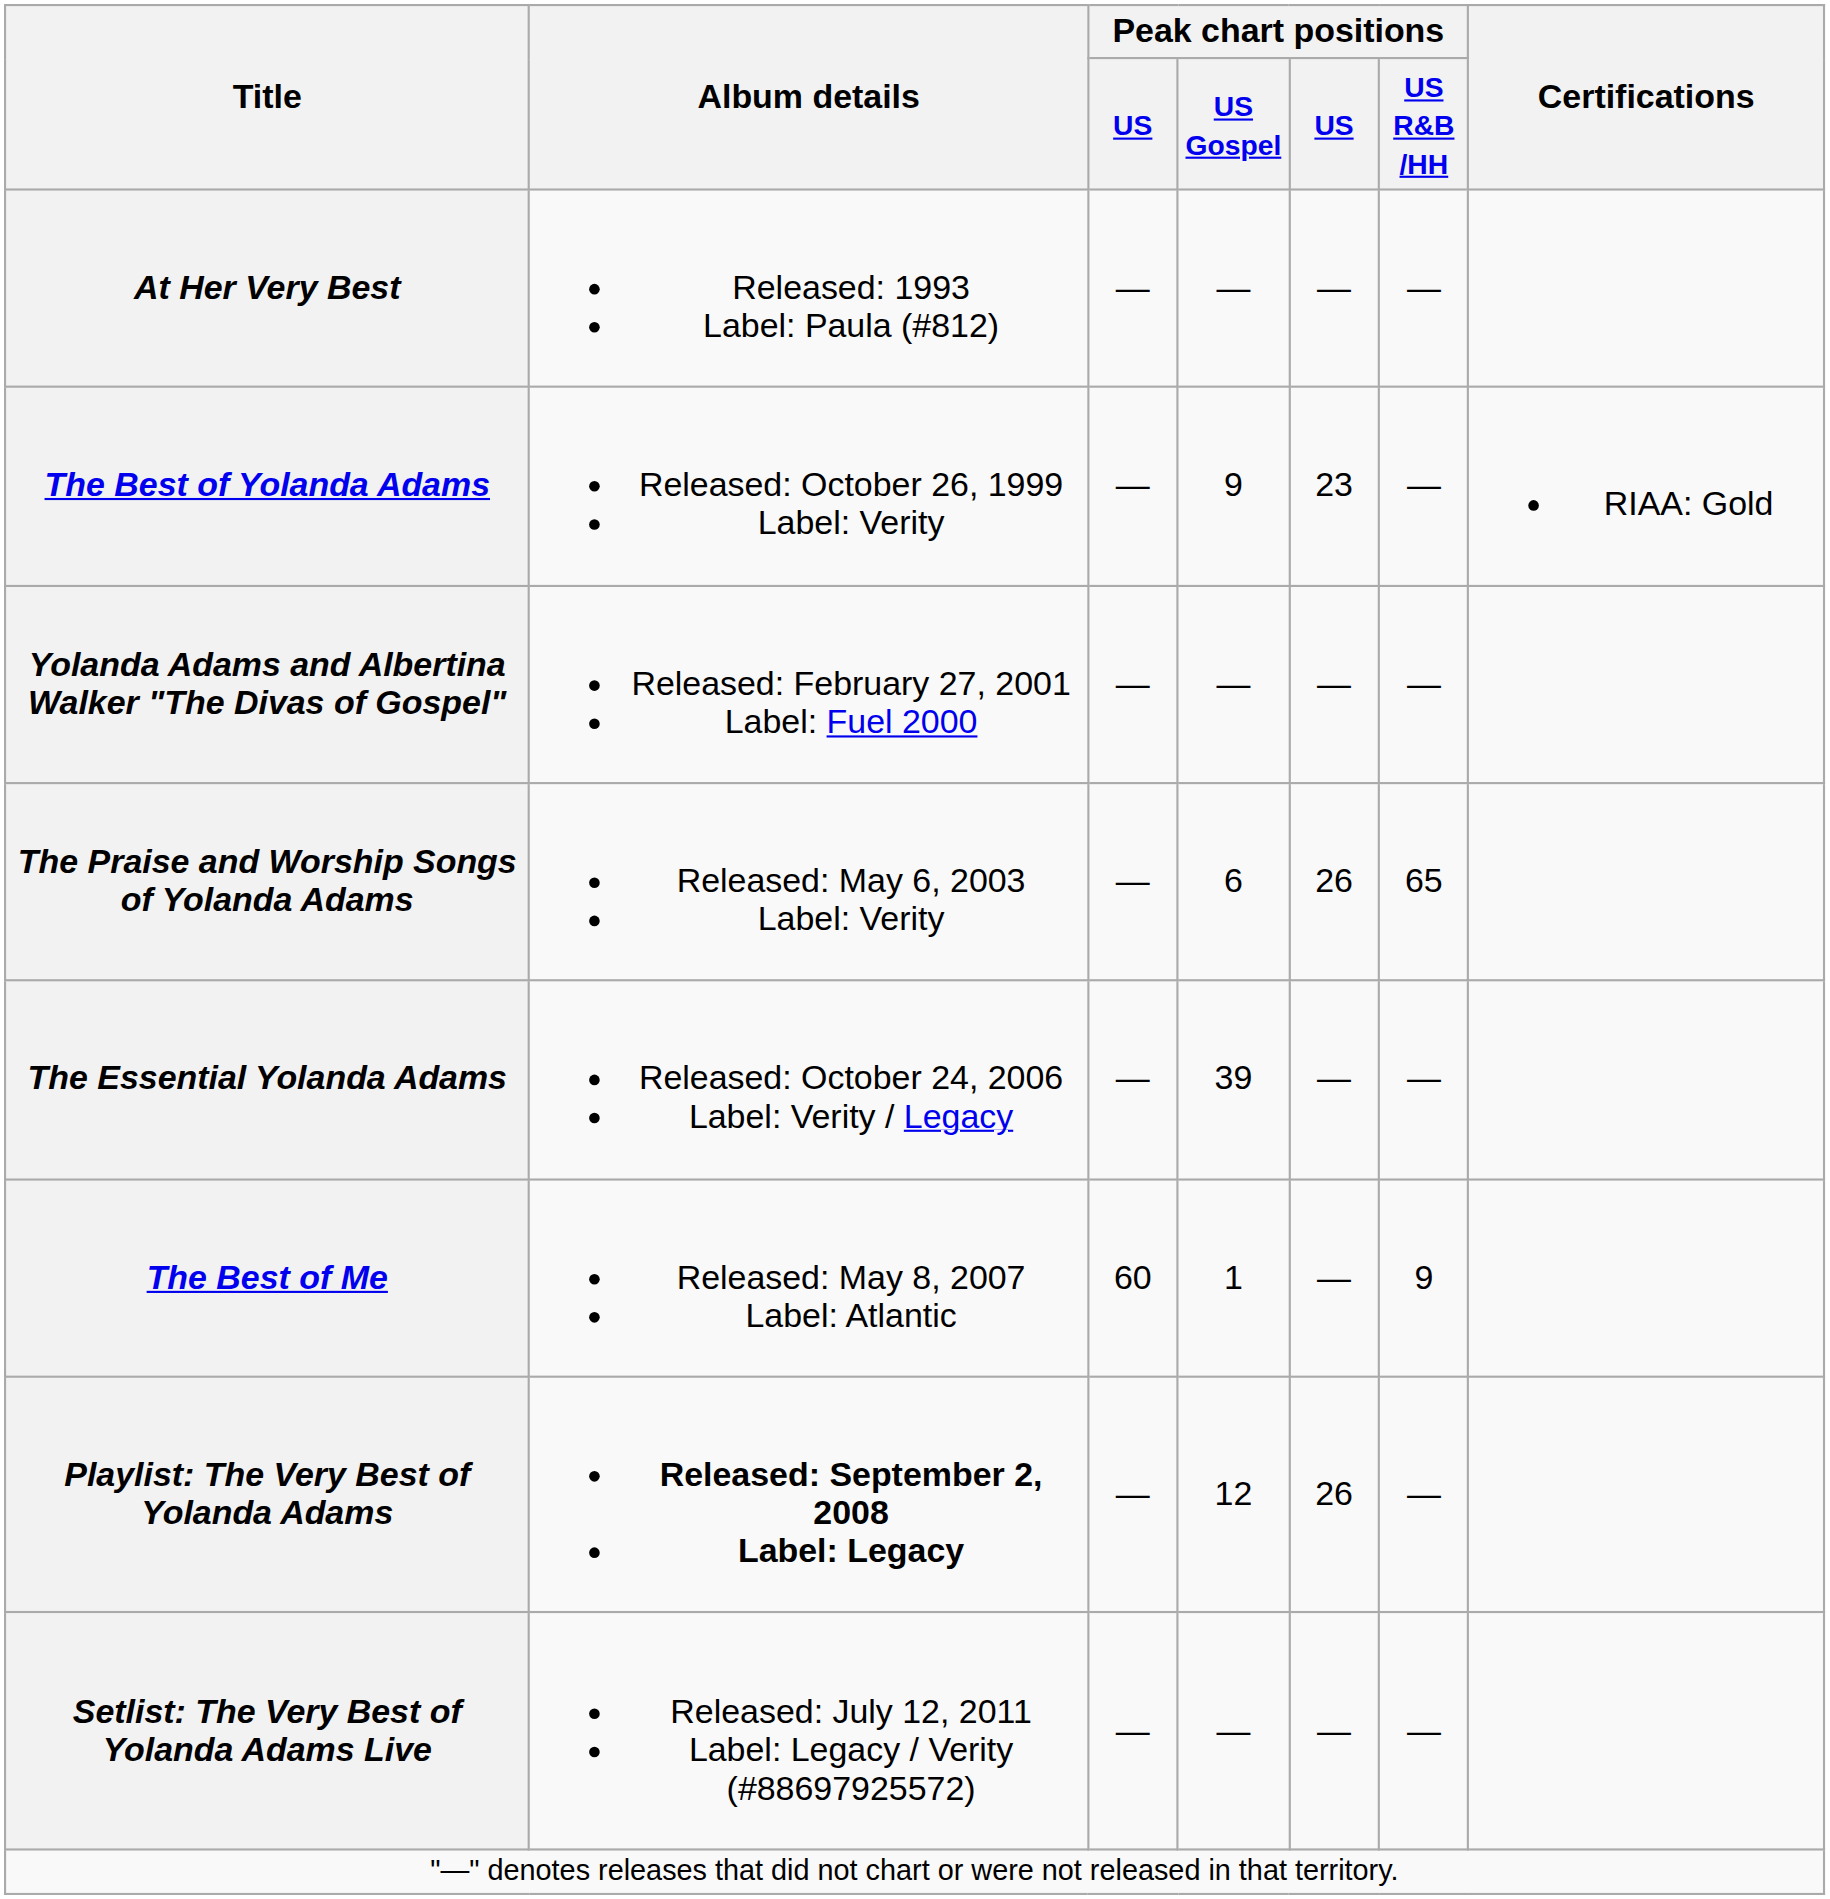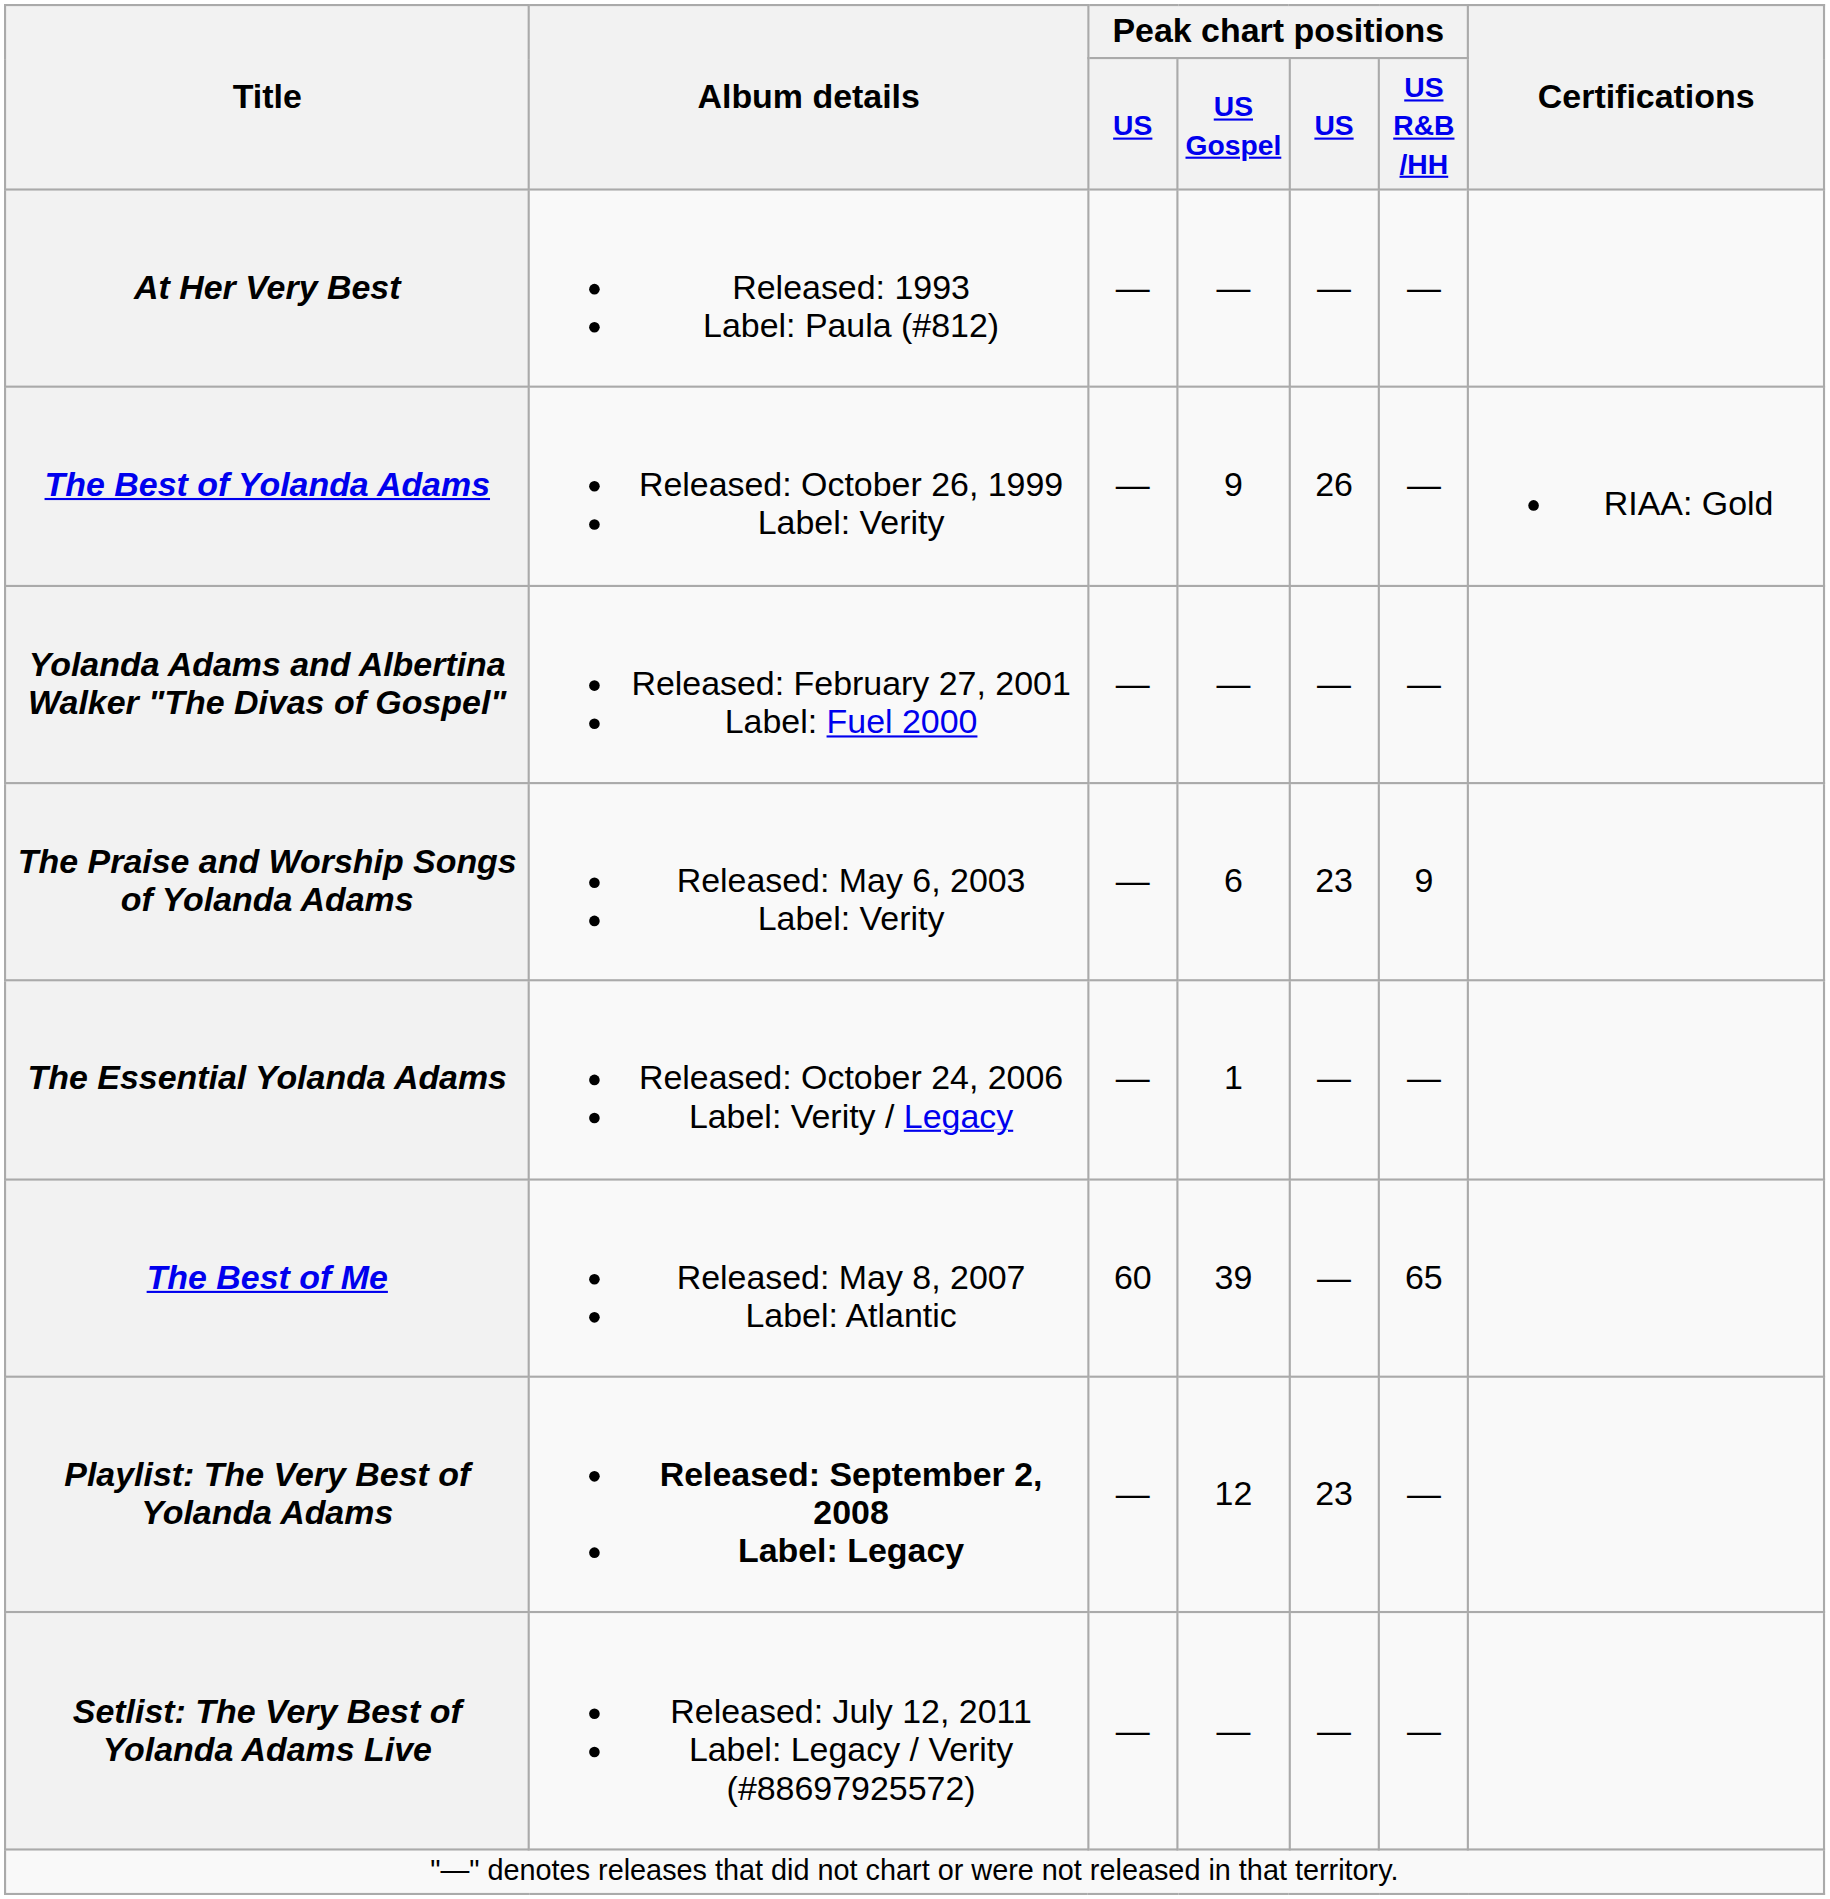(1334, 485) 23 -> (1334, 485) 26
(1334, 881) 26 -> (1334, 881) 23
(1424, 881) 65 -> (1424, 881) 9
(1233, 1079) 39 -> (1233, 1079) 1
(1233, 1277) 1 -> (1233, 1277) 39
(1424, 1277) 9 -> (1424, 1277) 65
(1334, 1494) 26 -> (1334, 1494) 23
